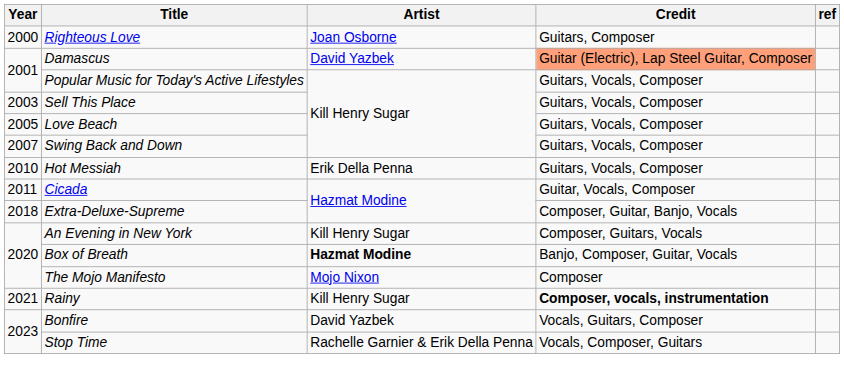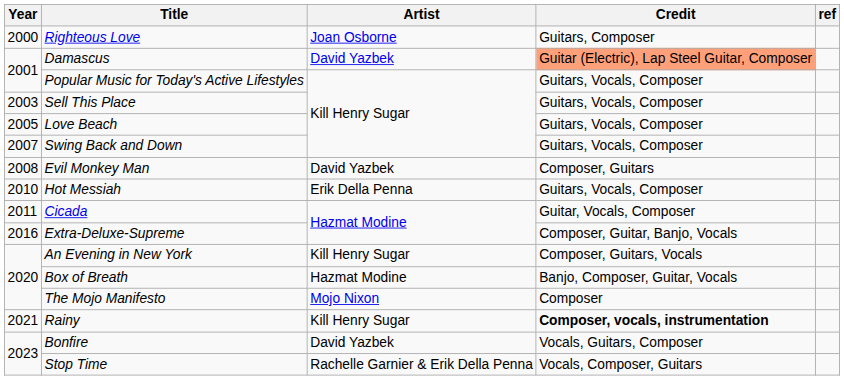+ row: (97, 168)
(23, 211) 2018 -> (23, 233) 2016
(361, 255) bold -> (358, 277) normal
